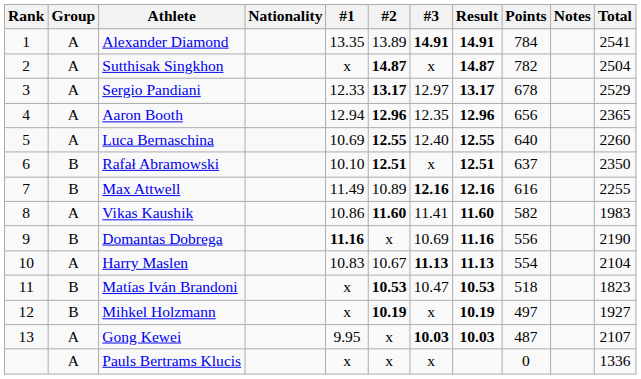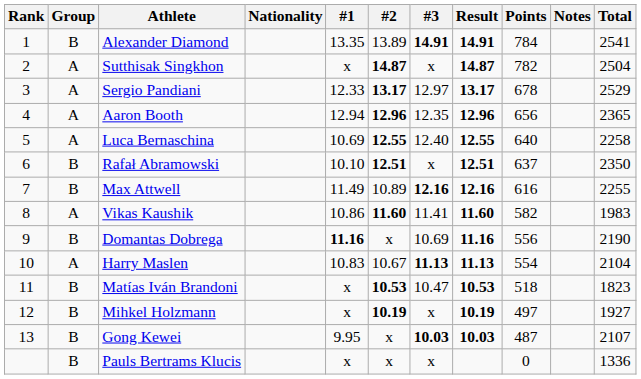(73, 41) A -> (73, 41) B
(615, 139) 2260 -> (615, 139) 2258
(73, 336) A -> (73, 336) B
(73, 361) A -> (73, 361) B
